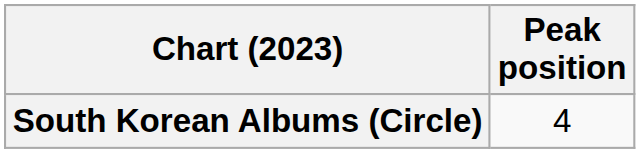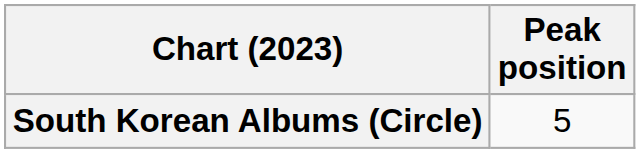(562, 120) 4 -> (562, 120) 5
